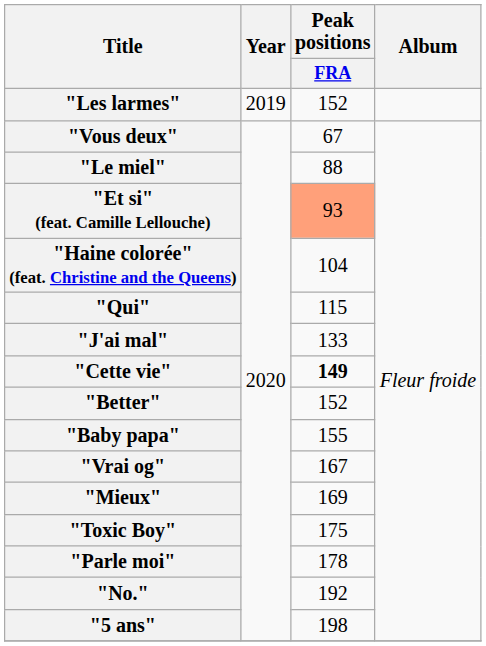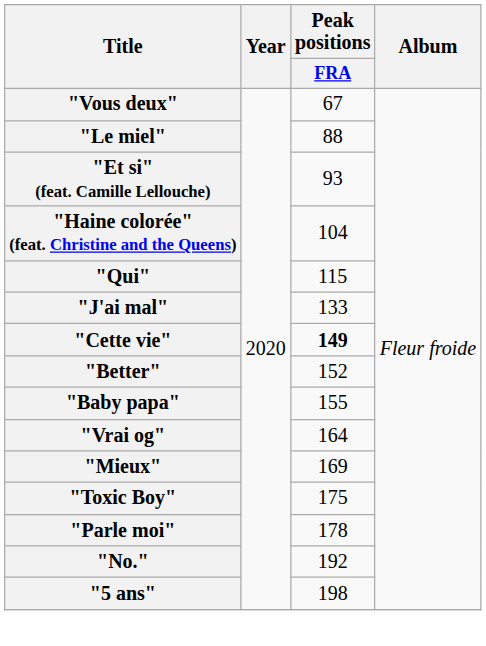- row: (123, 104)
(333, 210) lightsalmon background -> (333, 178) no background
(333, 466) 167 -> (333, 434) 164
